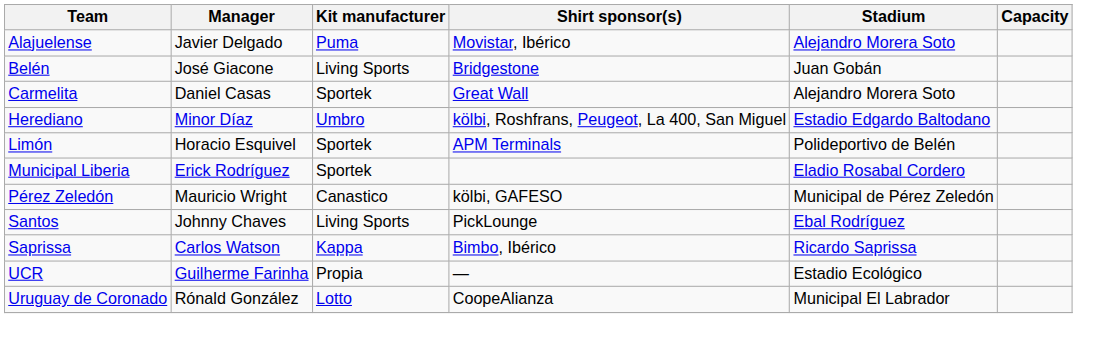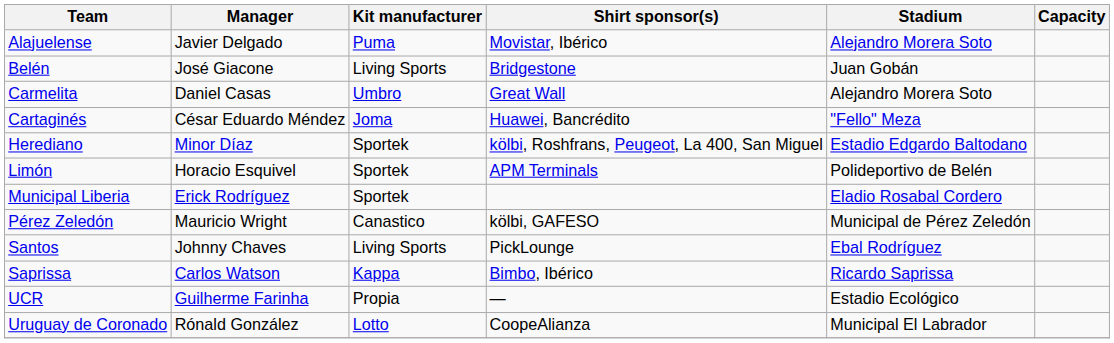(344, 94) Sportek -> (377, 94) Umbro
+ row: (47, 119)
(340, 119) Umbro -> (381, 145) Sportek
